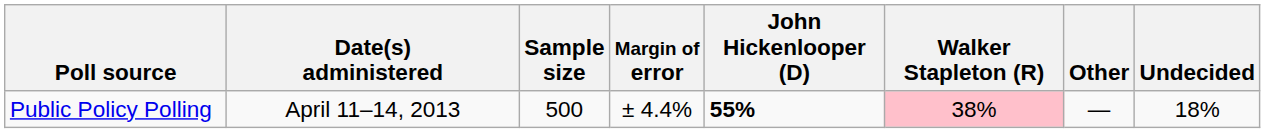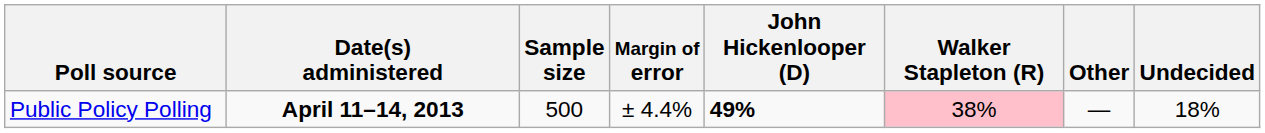(373, 108) normal -> (373, 108) bold
(732, 108) 55% -> (732, 108) 49%
